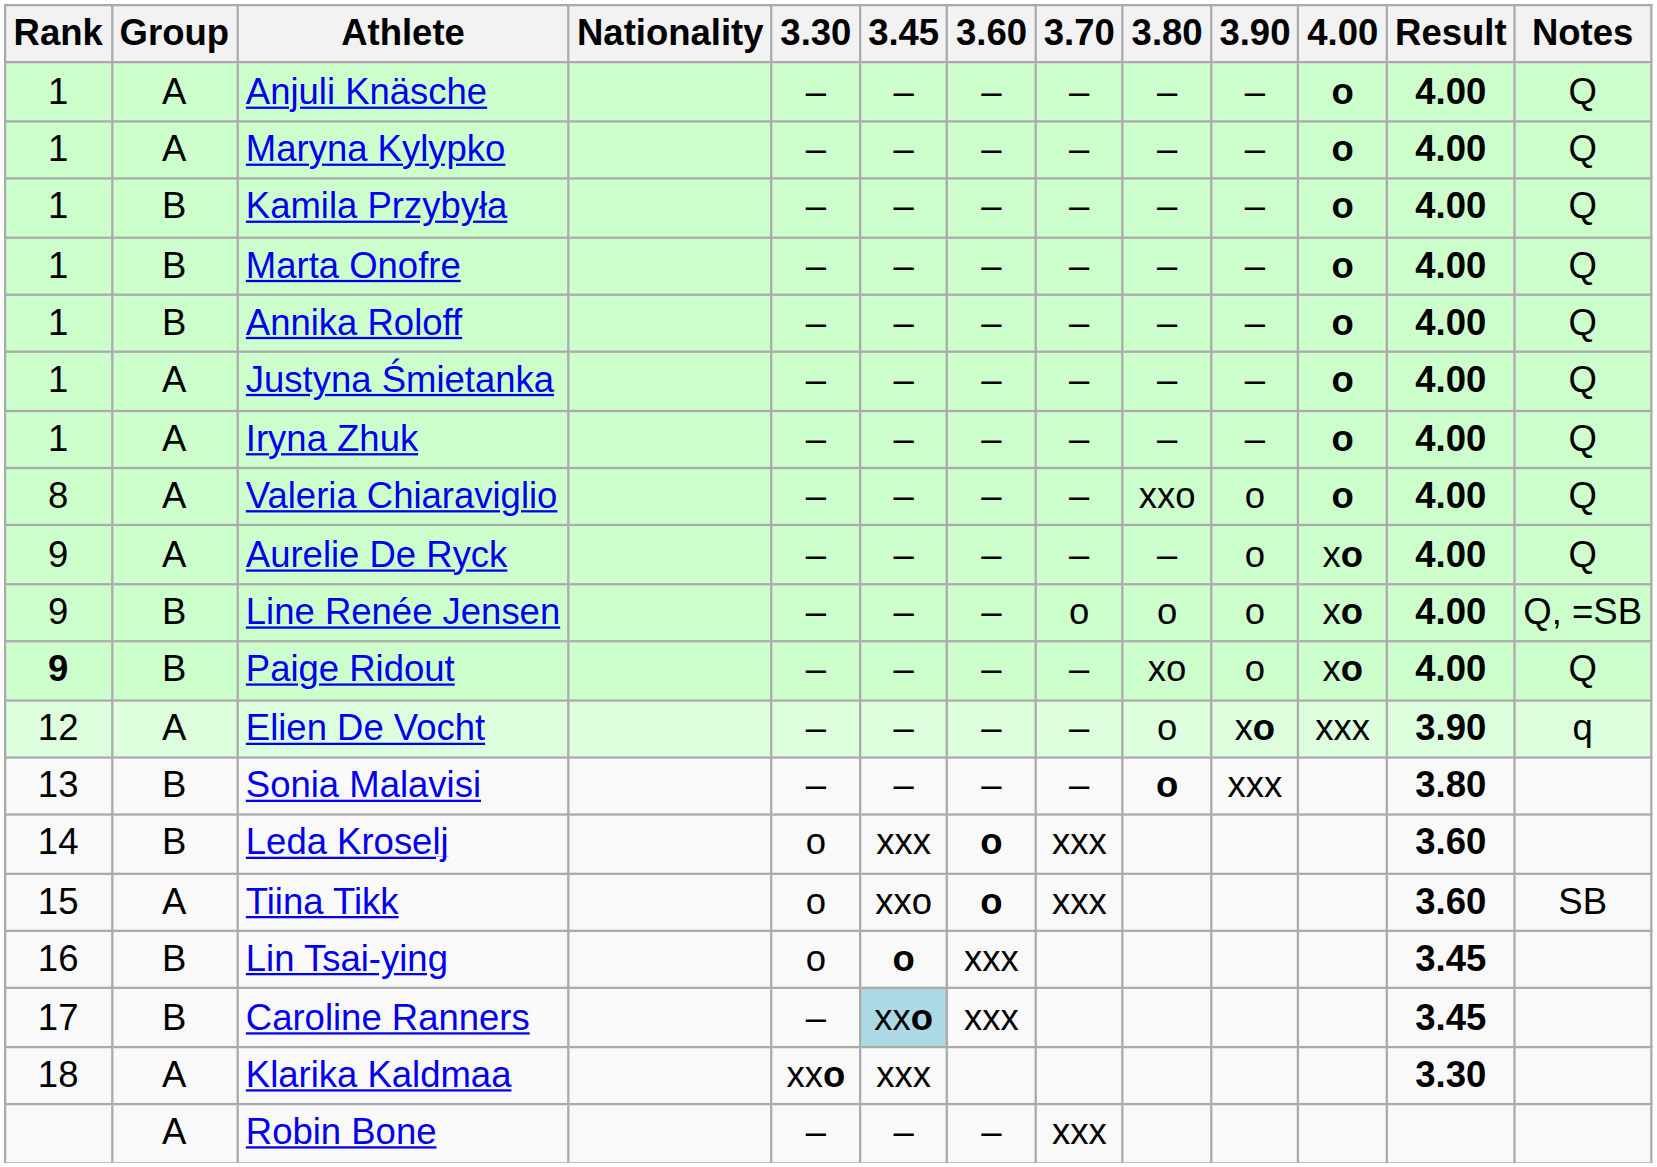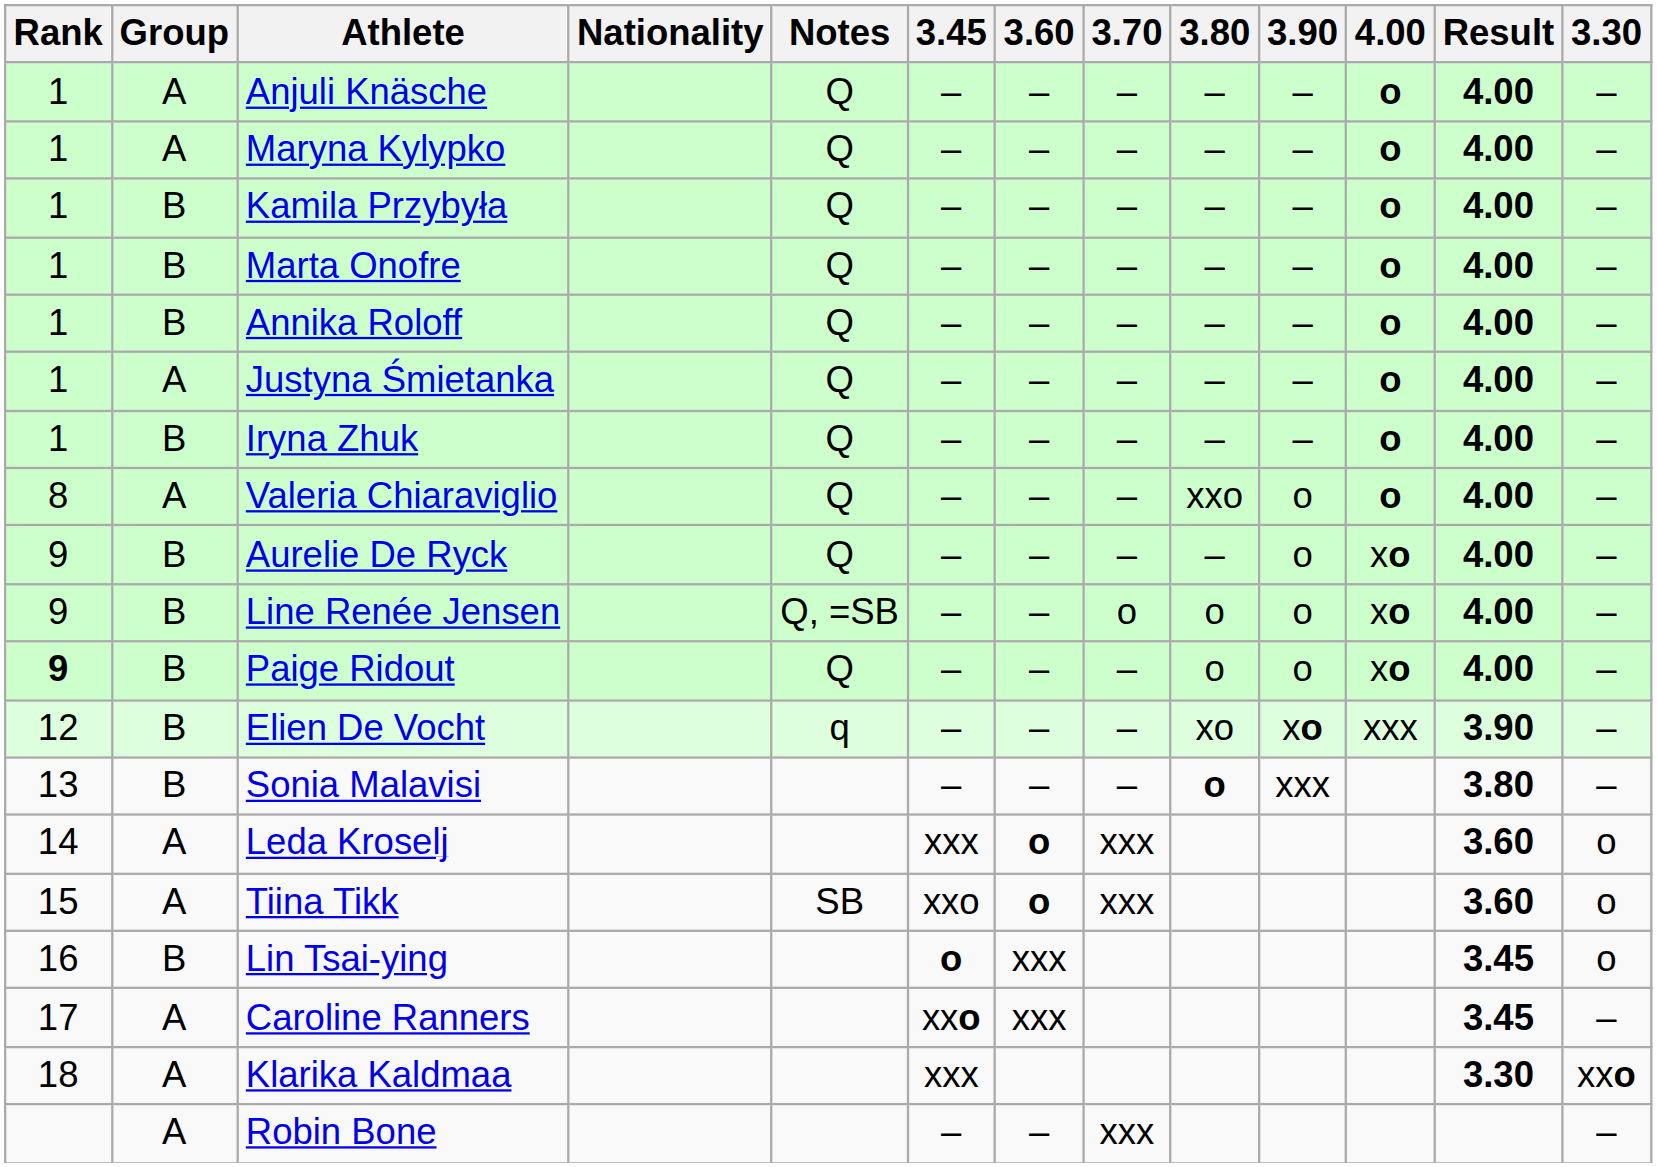columns swapped: (816, 33) <-> (1583, 33)
(174, 438) A -> (174, 438) B
(174, 554) A -> (174, 554) B
(1167, 669) xo -> (1215, 669) o
(174, 727) A -> (174, 727) B
(1167, 727) o -> (1215, 727) xo
(174, 843) B -> (174, 843) A
(174, 1016) B -> (174, 1016) A
(904, 1016) lightblue background -> (951, 1016) no background
